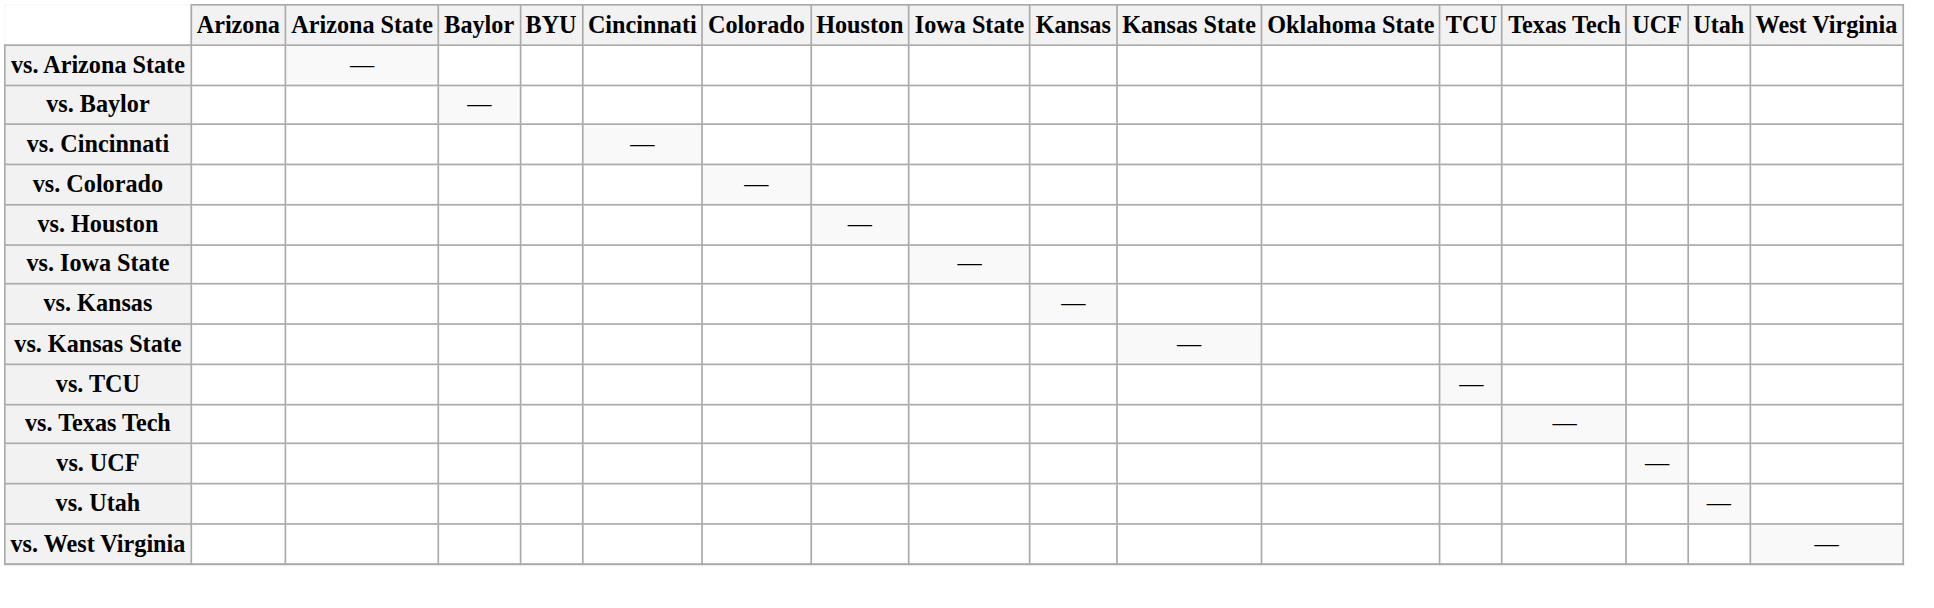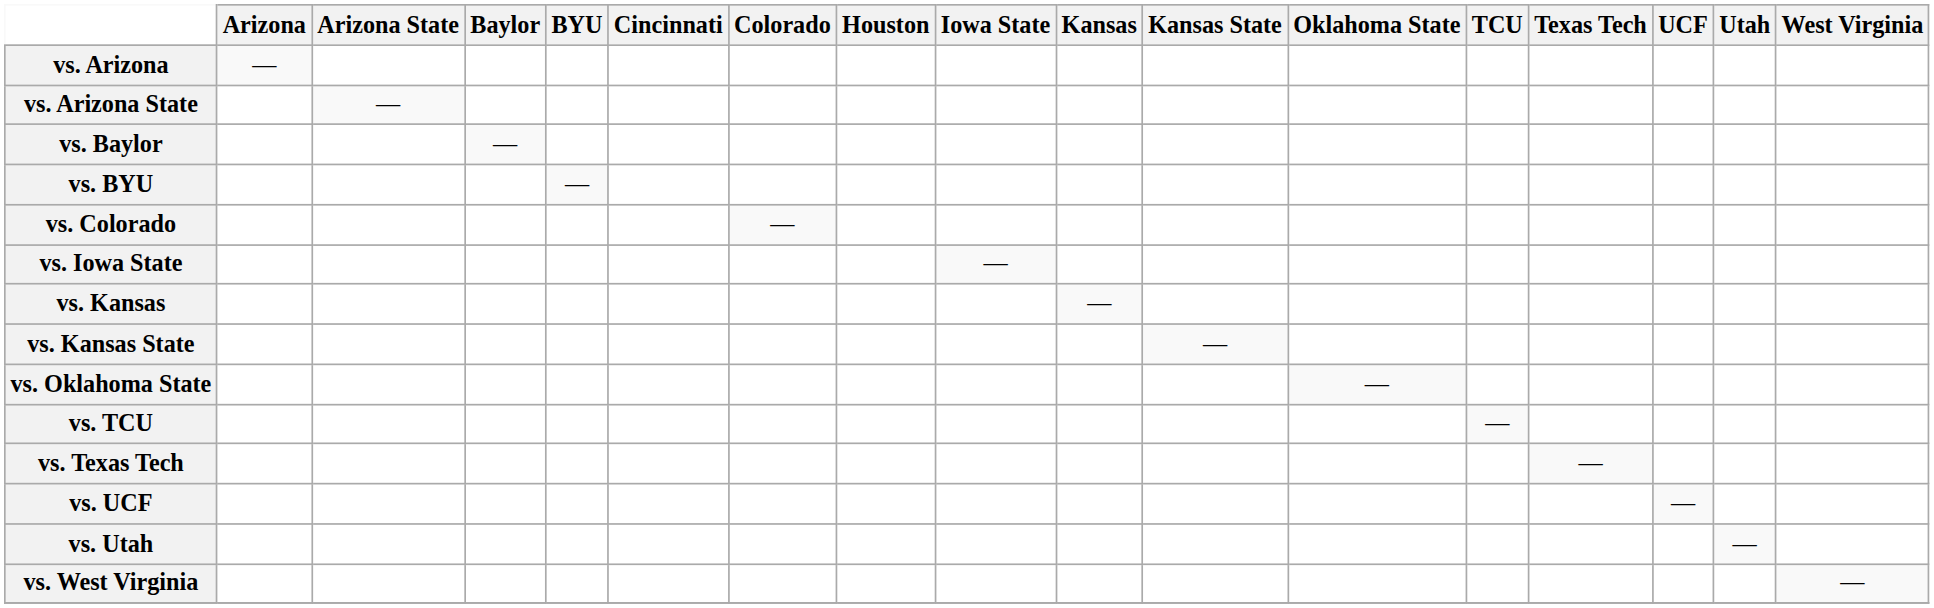+ row: (111, 64)
+ row: (111, 184)
- row: (98, 144)
- row: (98, 224)
+ row: (111, 383)
